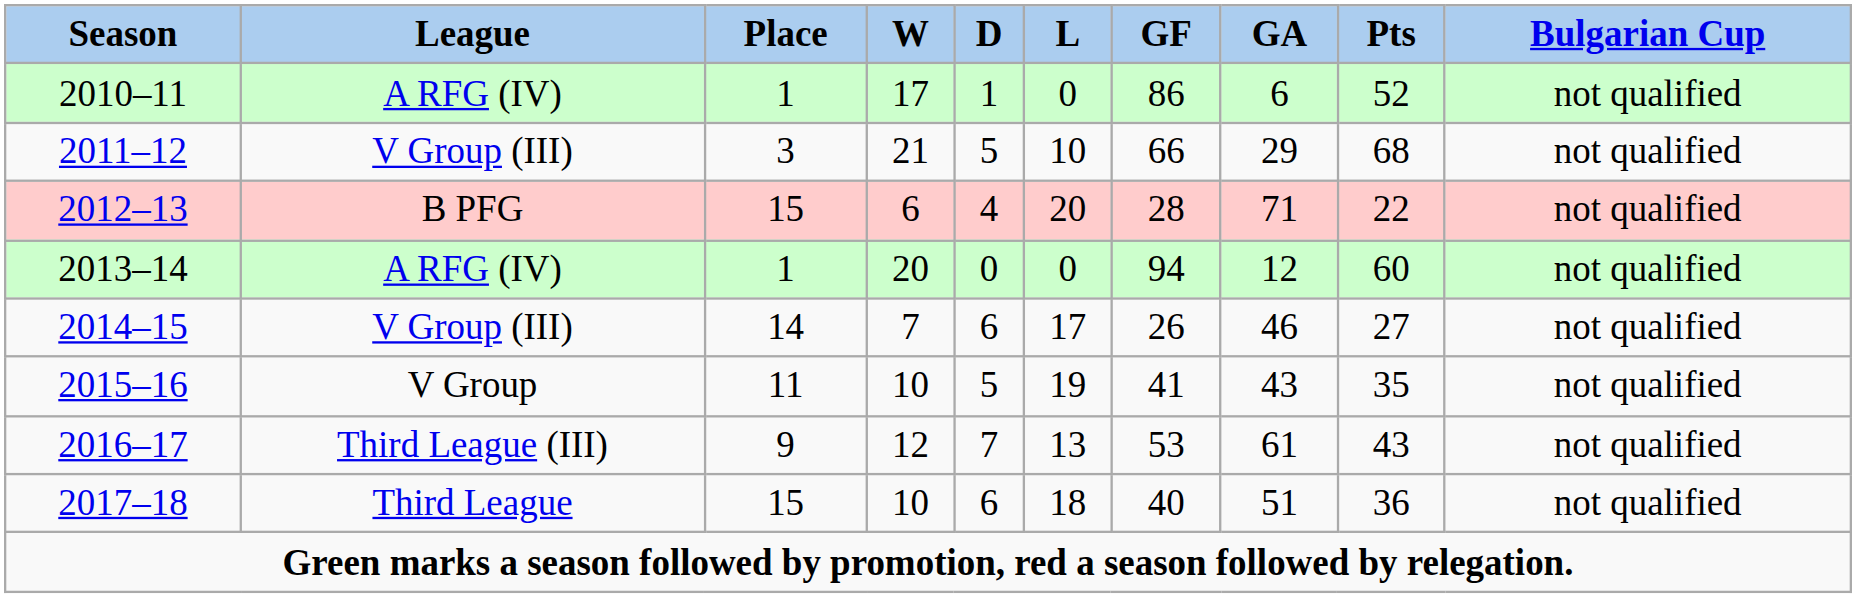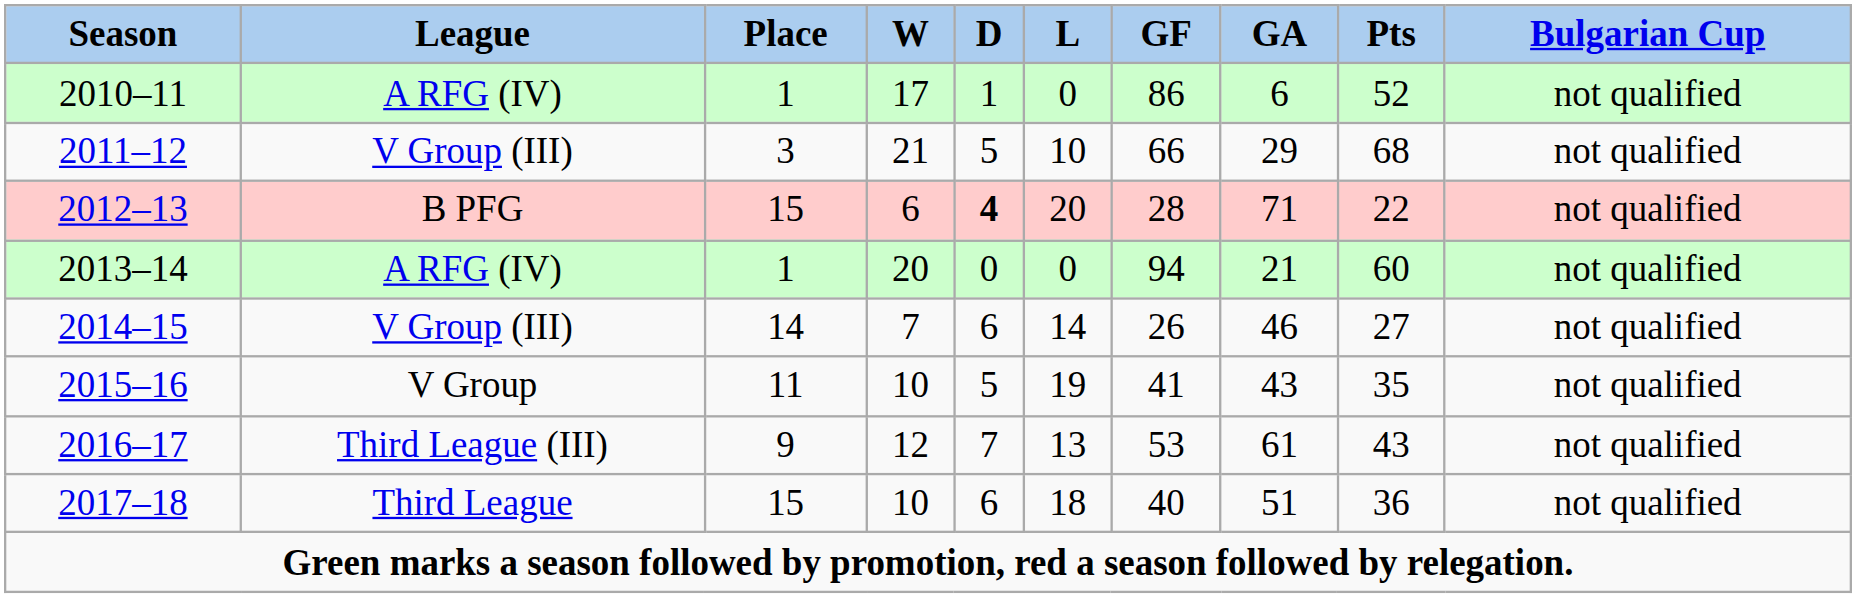(989, 209) normal -> (989, 209) bold
(1279, 268) 12 -> (1279, 268) 21
(1068, 326) 17 -> (1068, 326) 14
